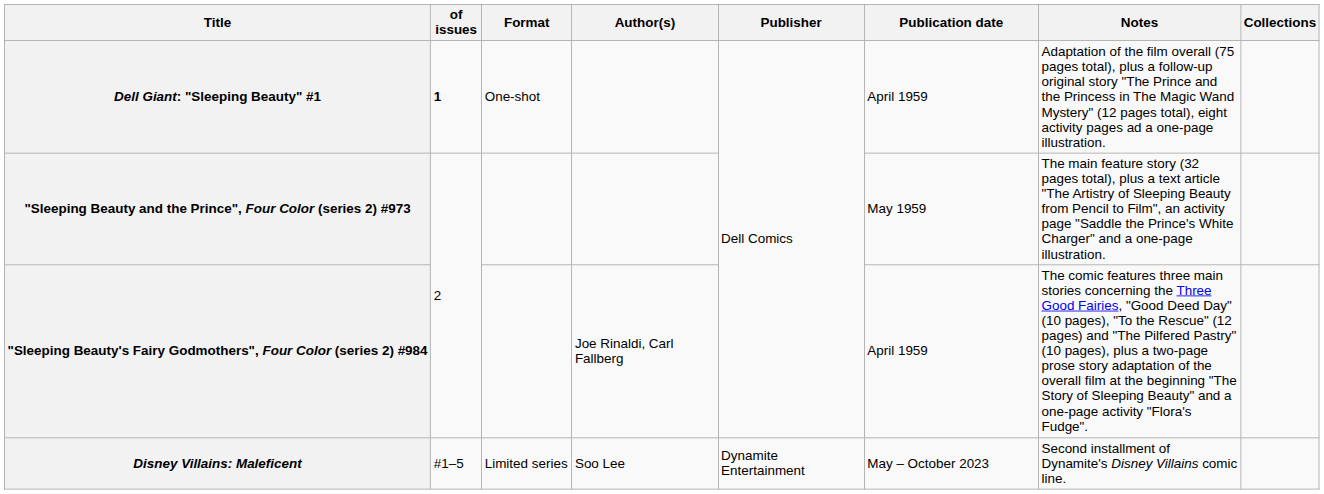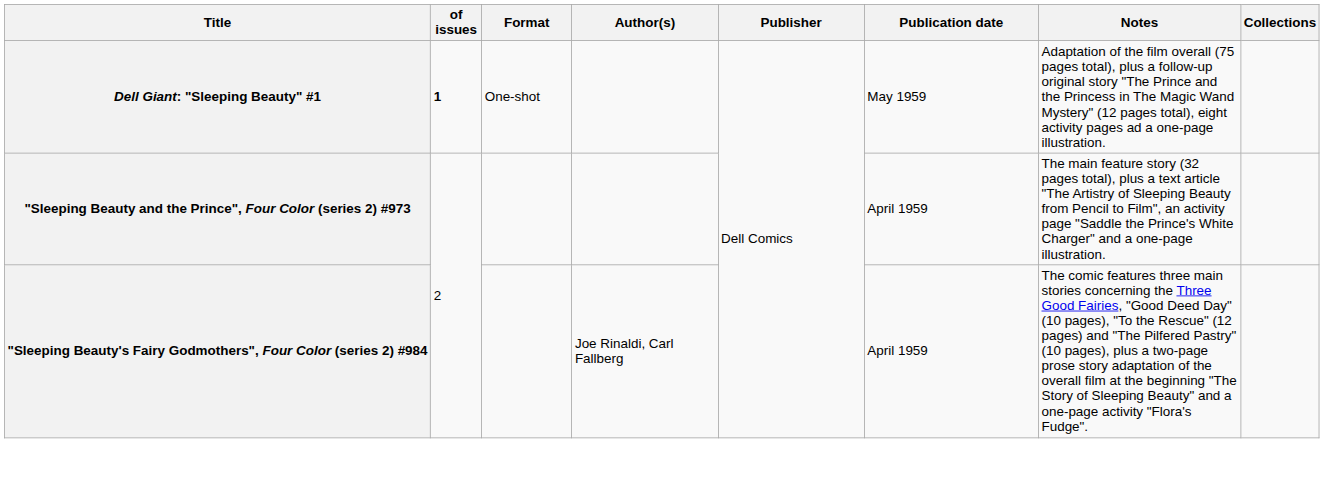(898, 96) April 1959 -> (897, 96) May 1959
(897, 208) May 1959 -> (898, 208) April 1959
- row: (218, 463)
